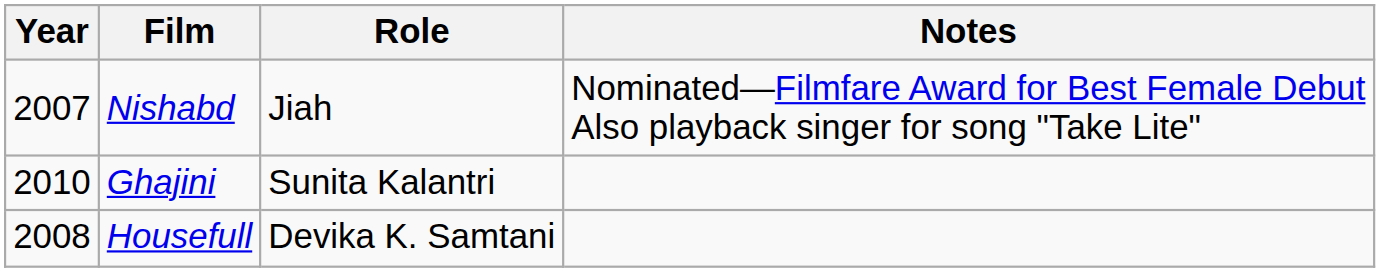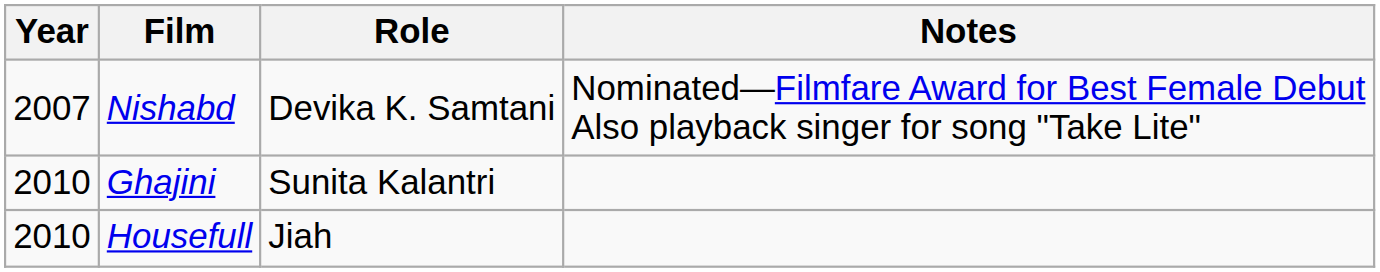(300, 107) Jiah -> (412, 107) Devika K. Samtani
(52, 237) 2008 -> (52, 237) 2010
(412, 237) Devika K. Samtani -> (300, 237) Jiah
